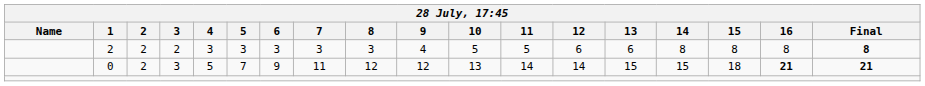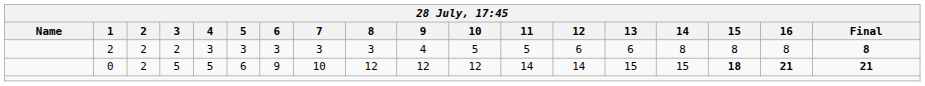(177, 67) 3 -> (177, 67) 5
(243, 67) 7 -> (243, 67) 6
(319, 67) 11 -> (319, 67) 10
(475, 67) 13 -> (475, 67) 12
(734, 67) normal -> (734, 67) bold
